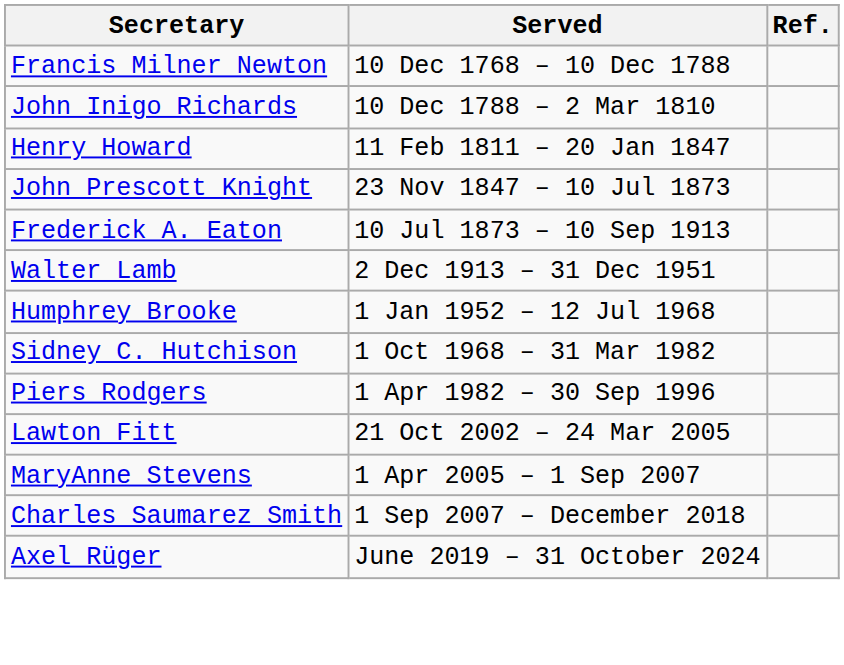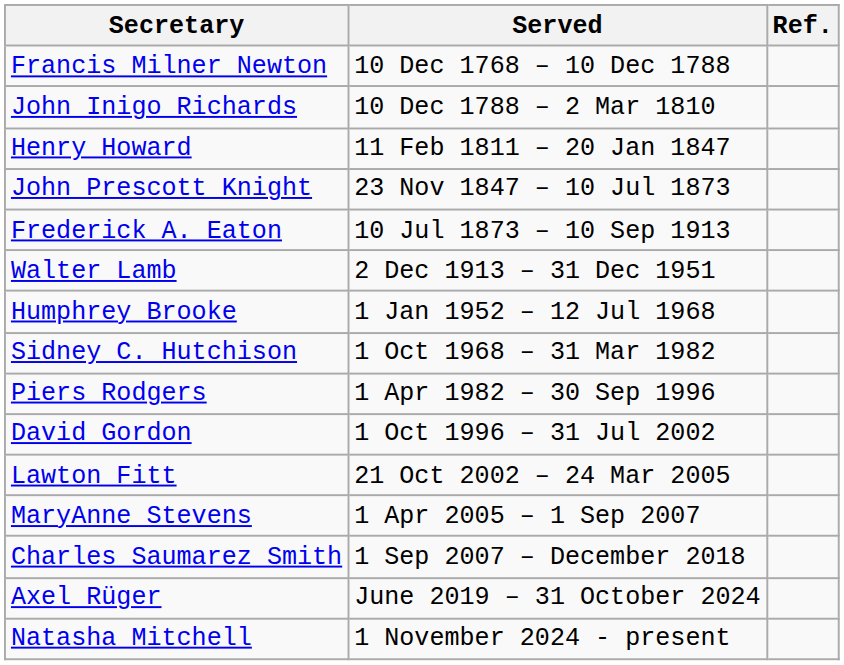+ row: (101, 434)
+ row: (131, 639)
